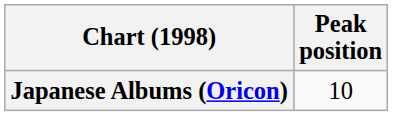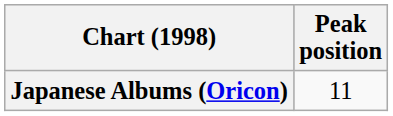(341, 90) 10 -> (341, 90) 11
